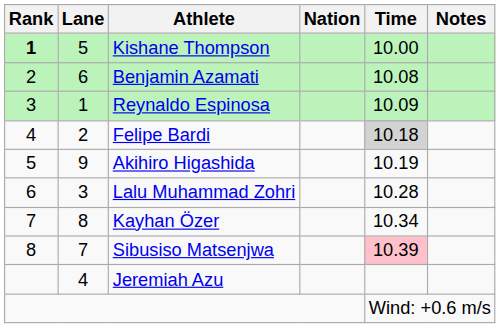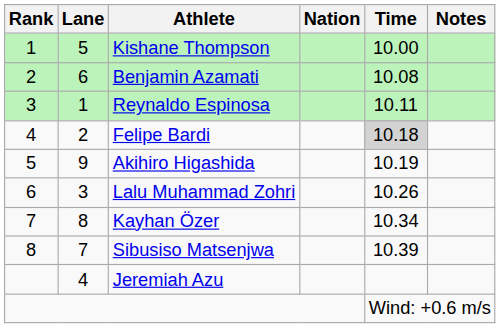(31, 47) bold -> (31, 47) normal
(396, 105) 10.09 -> (396, 105) 10.11
(396, 192) 10.28 -> (396, 192) 10.26
(396, 250) pink background -> (396, 250) no background
